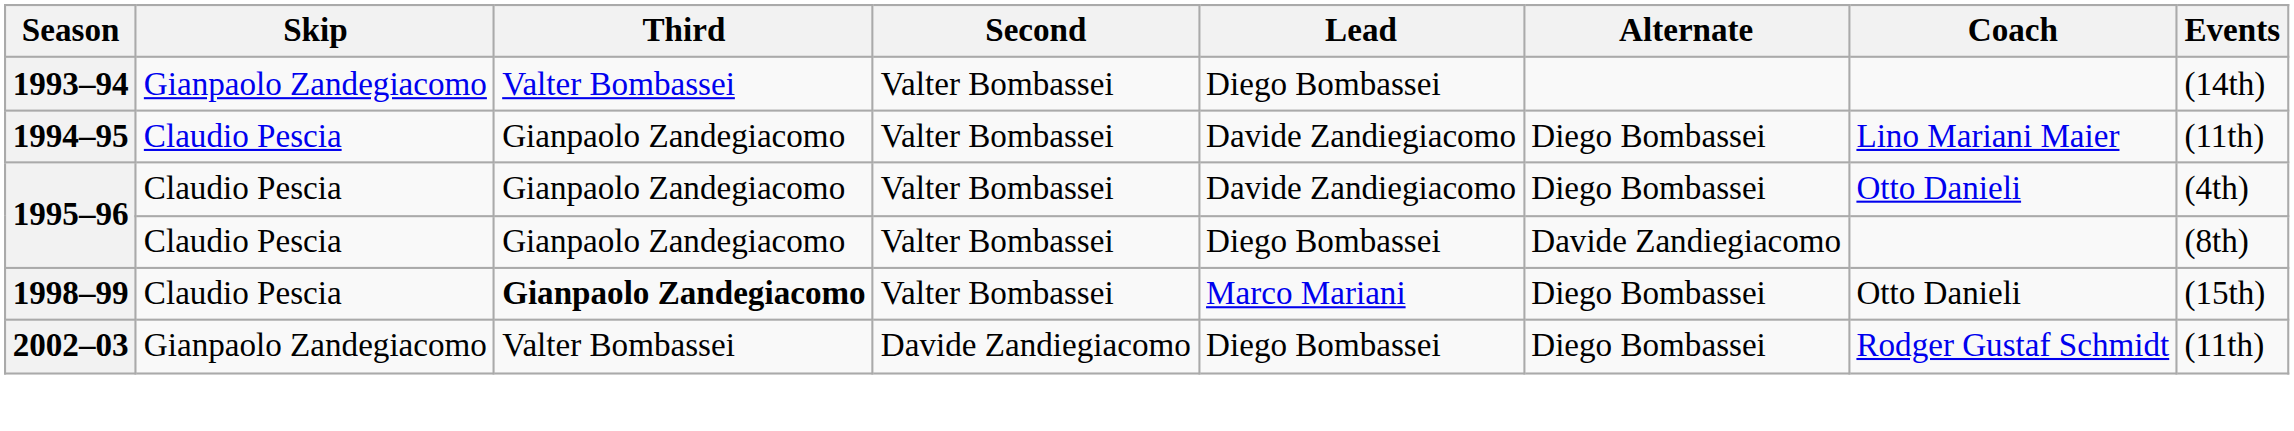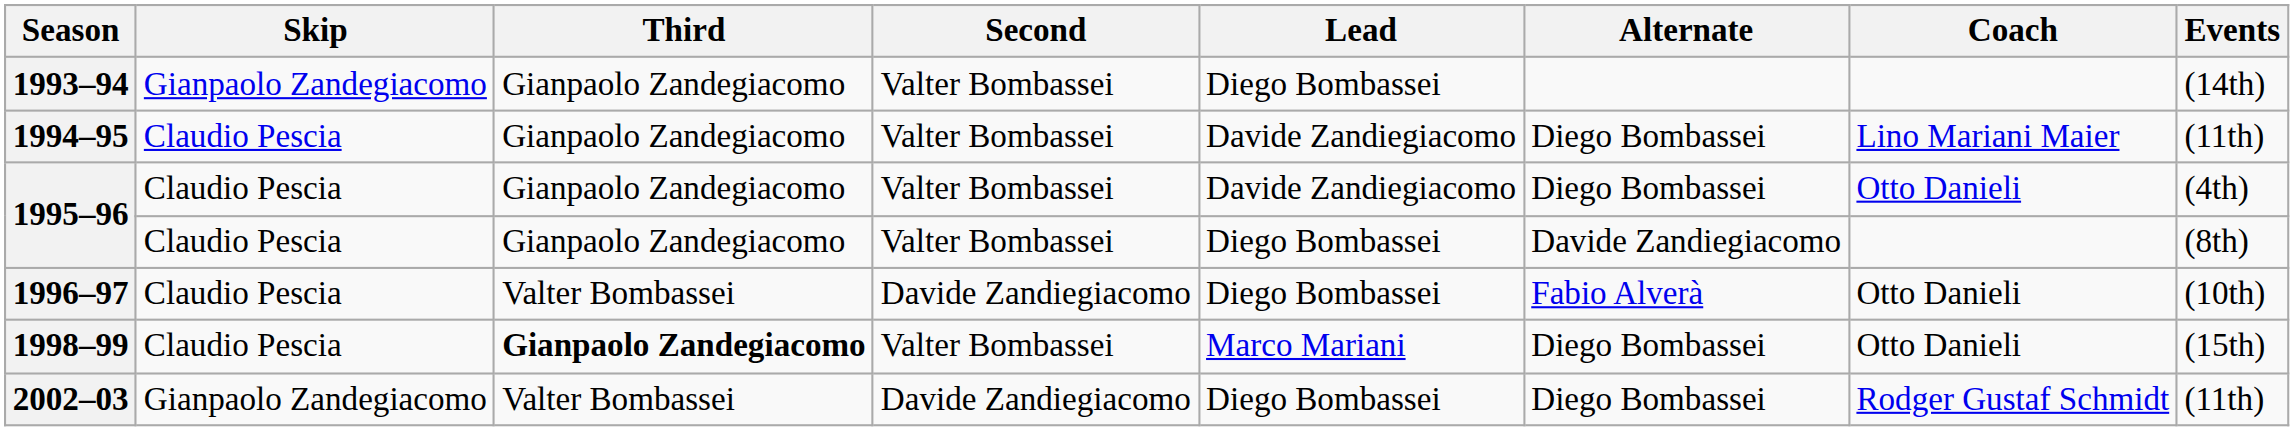(619, 83) Valter Bombassei -> (674, 83) Gianpaolo Zandegiacomo
+ row: (71, 293)
